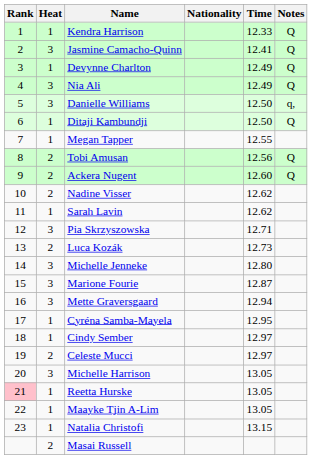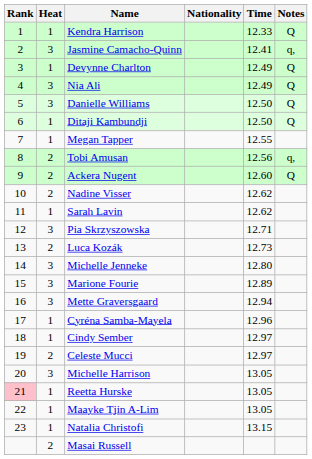(291, 49) Q -> (291, 49) q,
(291, 103) q, -> (291, 103) Q
(291, 157) Q -> (291, 157) q,
(259, 283) 12.87 -> (259, 283) 12.89
(259, 319) 12.95 -> (259, 319) 12.96
